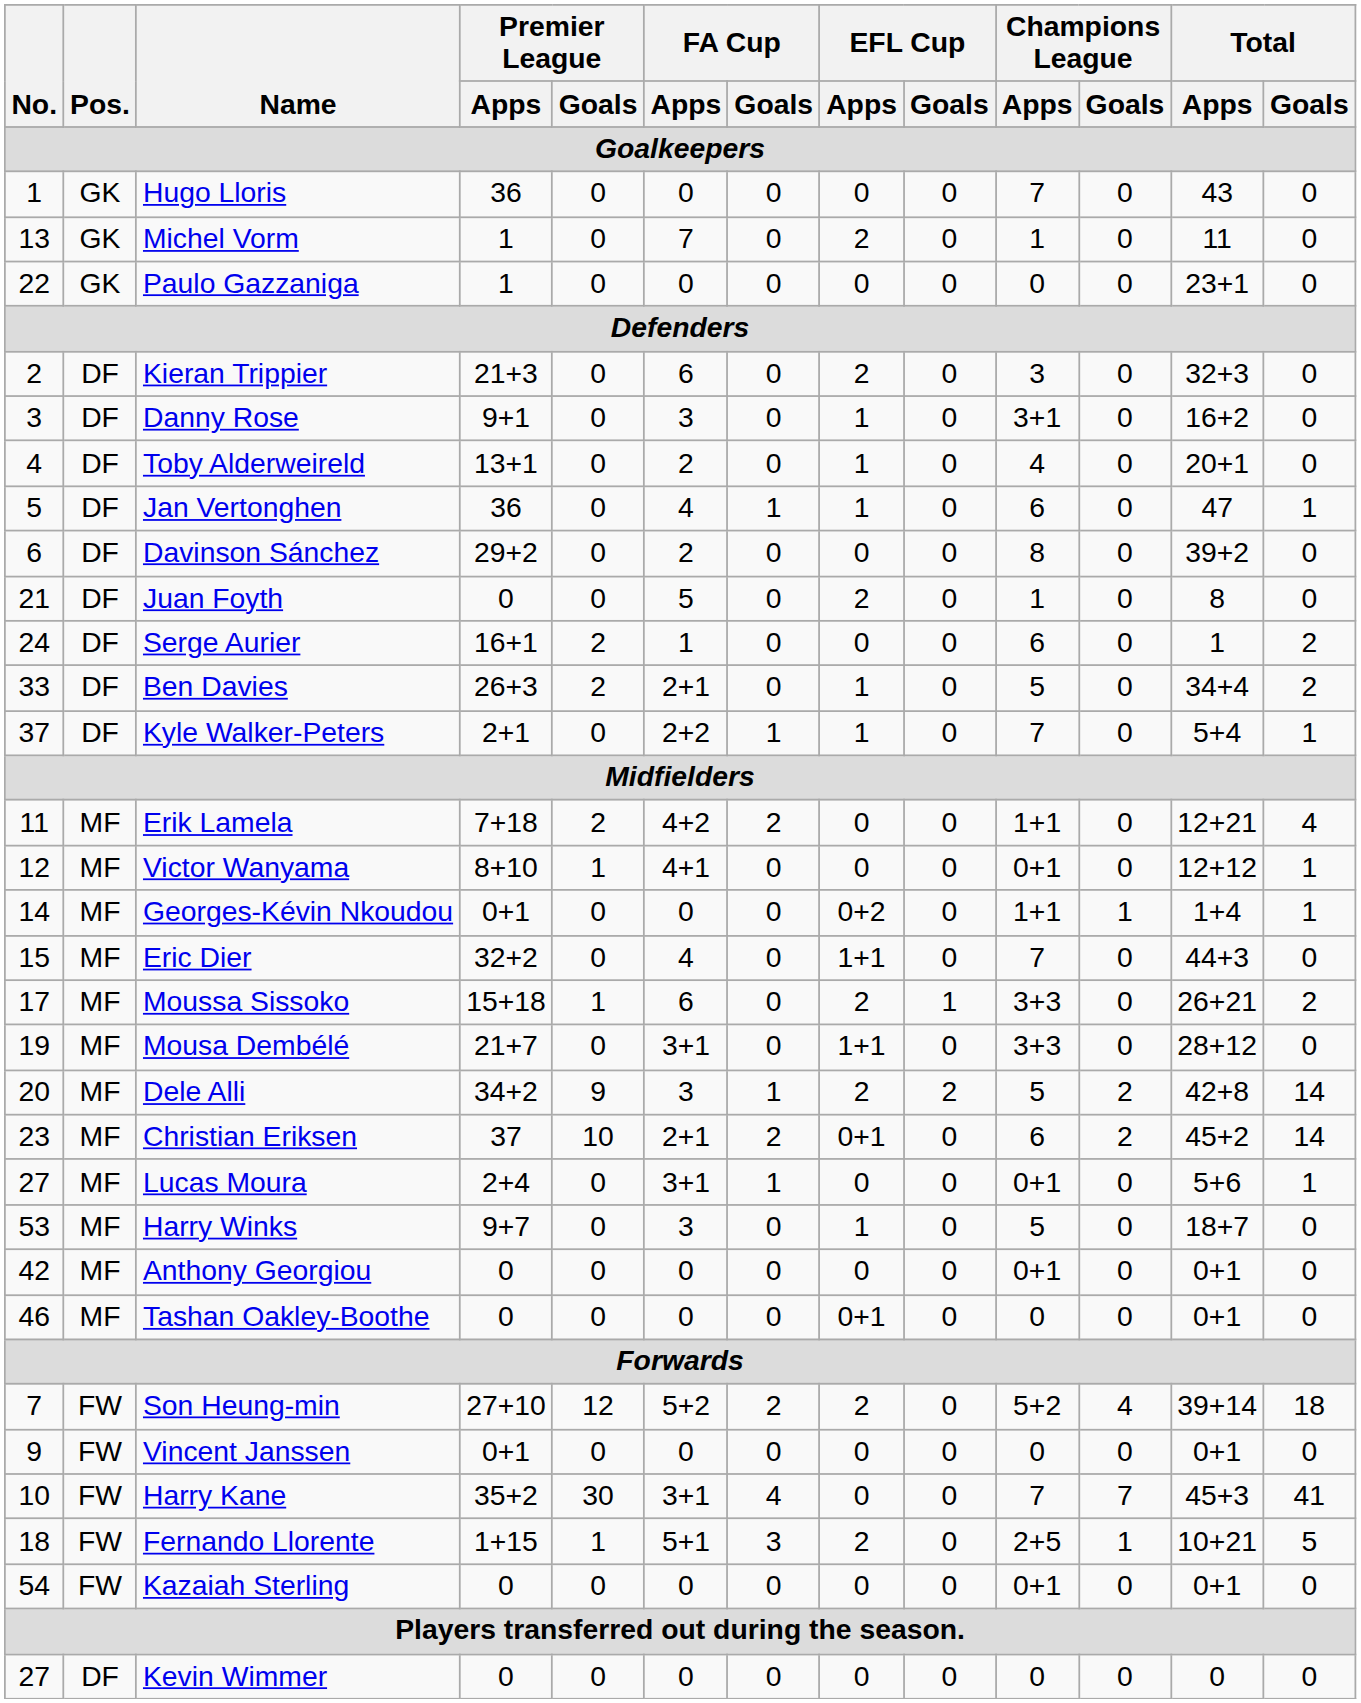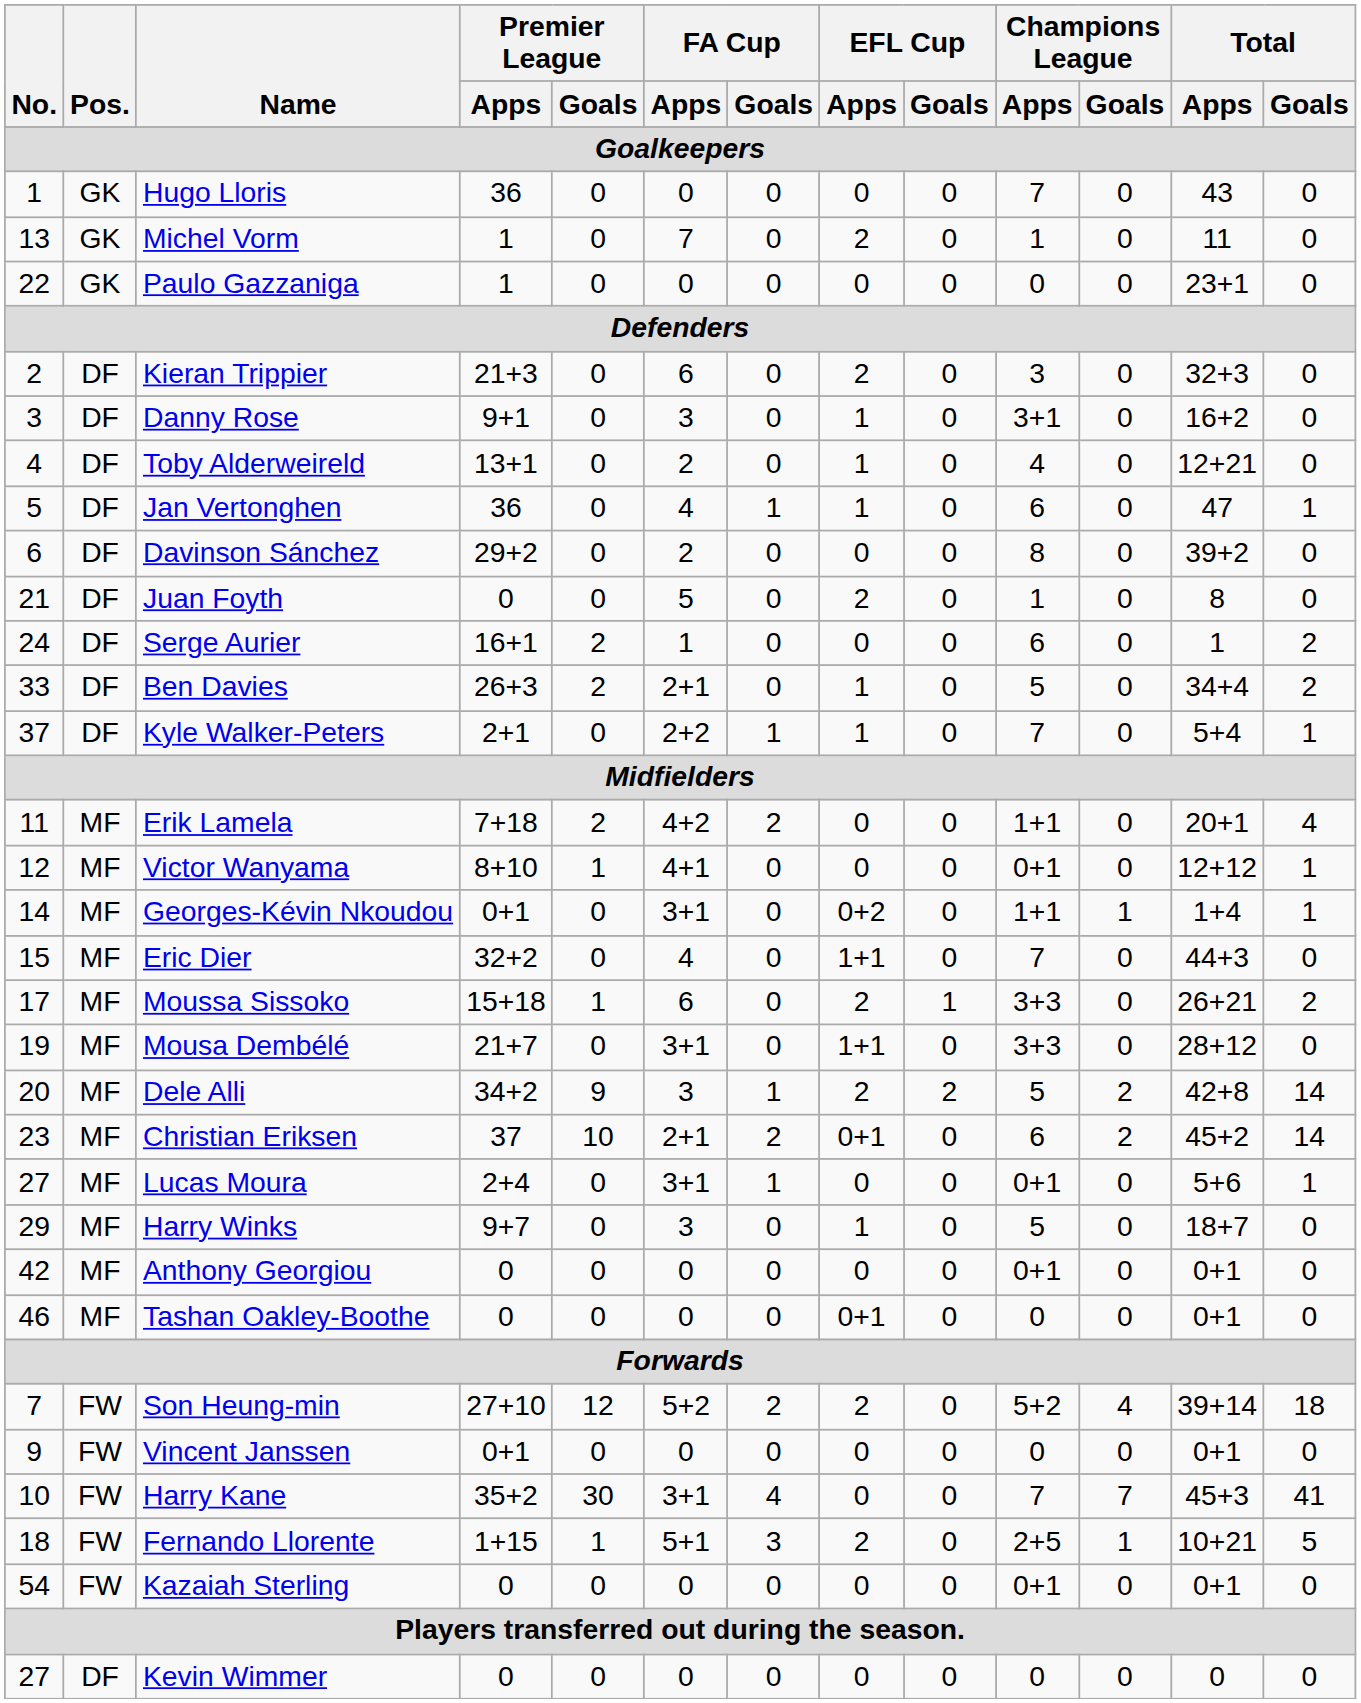(1217, 463) 20+1 -> (1217, 463) 12+21
(1217, 822) 12+21 -> (1217, 822) 20+1
(686, 912) 0 -> (686, 912) 3+1
(34, 1226) 53 -> (34, 1226) 29
